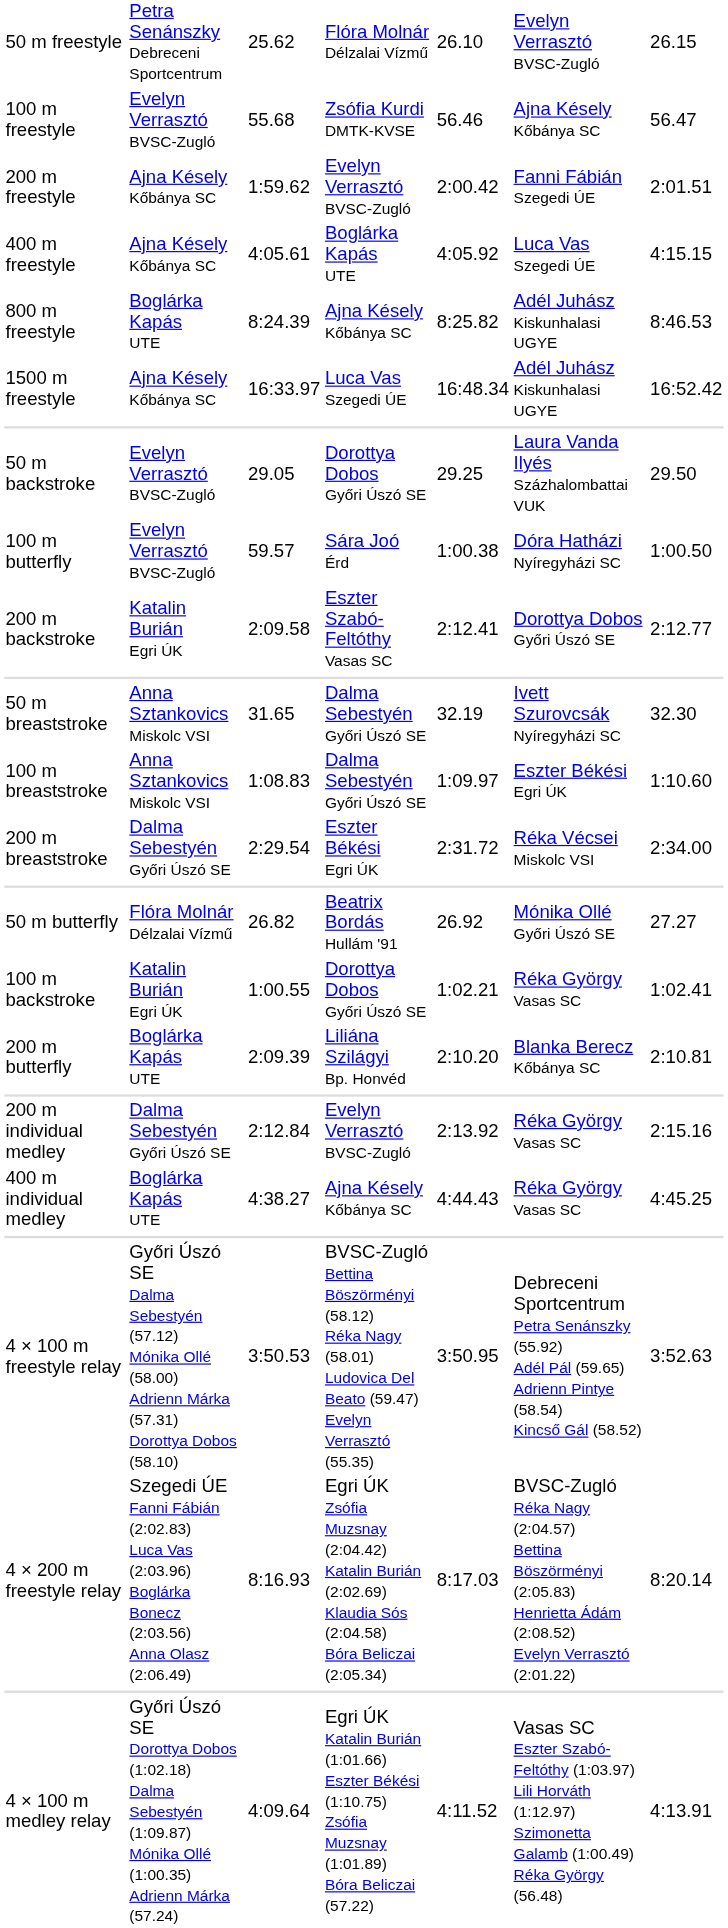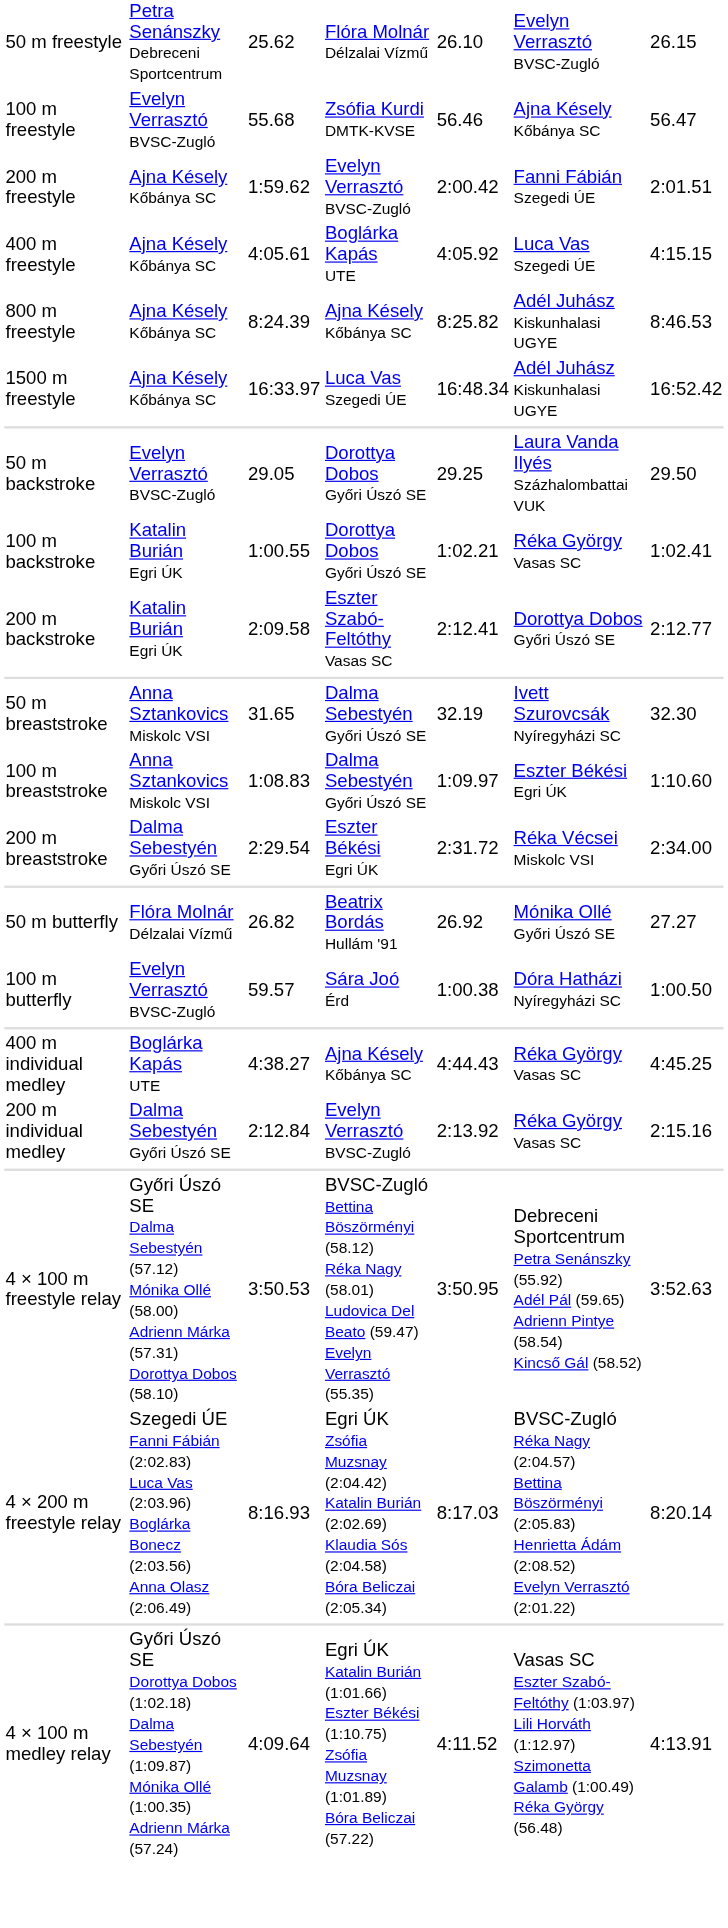(166, 321) Boglárka Kapás UTE -> (178, 321) Ajna Késely Kőbánya SC
rows swapped: (50, 989) <-> (38, 551)
- row: (38, 1057)
rows swapped: (44, 1131) <-> (44, 1198)
